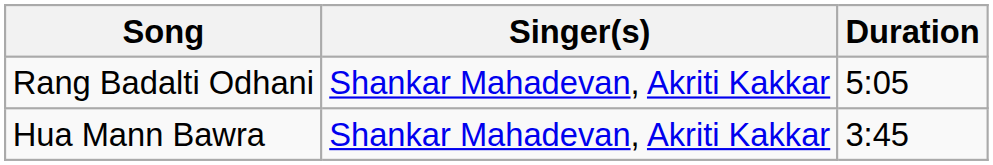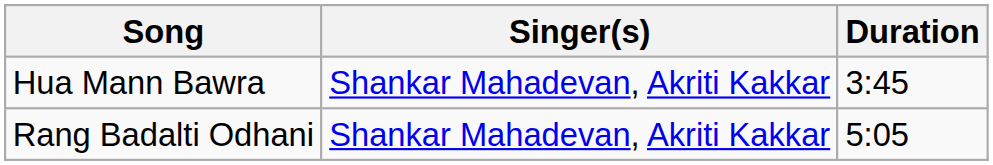rows swapped: (163, 83) <-> (139, 135)
